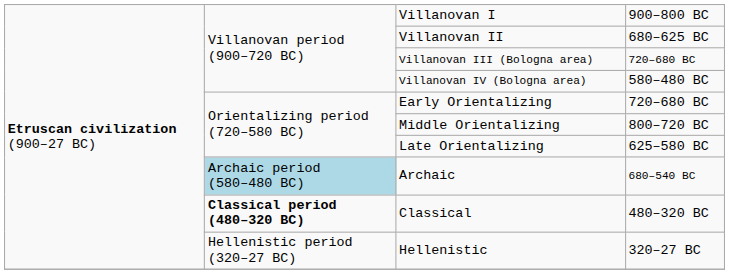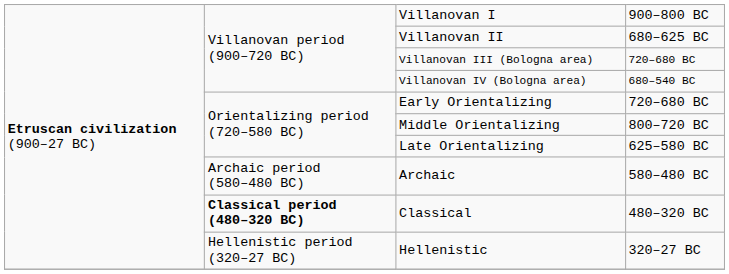(669, 81) 580–480 BC -> (662, 81) 680–540 BC
(264, 176) lightblue background -> (264, 176) no background
(662, 176) 680–540 BC -> (669, 176) 580–480 BC
